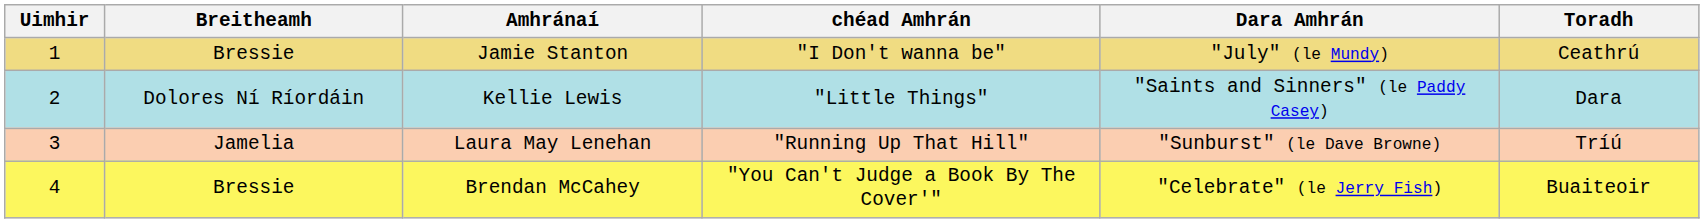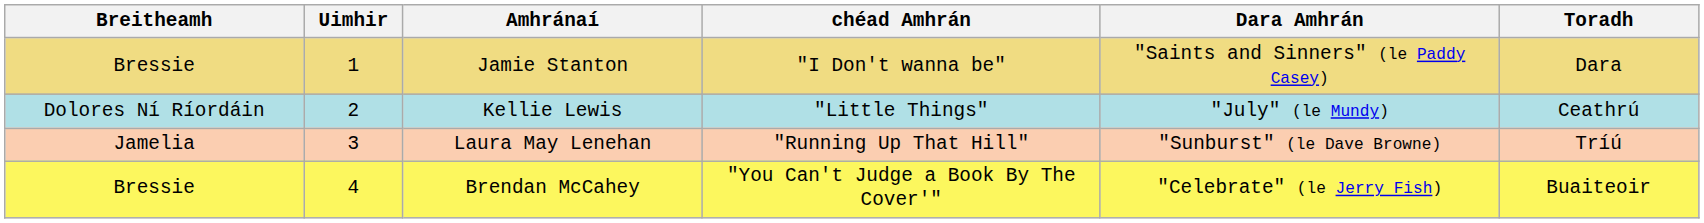columns swapped: (55, 21) <-> (254, 21)
(1300, 54) "July" (le Mundy) -> (1300, 65) "Saints and Sinners" (le Paddy Casey)
(1599, 54) Ceathrú -> (1599, 66) Dara
(1300, 98) "Saints and Sinners" (le Paddy Casey) -> (1300, 110) "July" (le Mundy)
(1599, 99) Dara -> (1599, 110) Ceathrú
